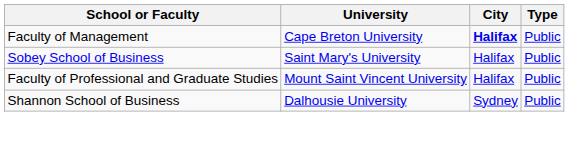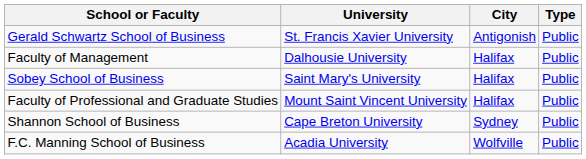+ row: (116, 36)
(353, 36) Cape Breton University -> (345, 57) Dalhousie University
(495, 36) bold -> (494, 57) normal
(345, 100) Dalhousie University -> (353, 121) Cape Breton University
+ row: (106, 143)
